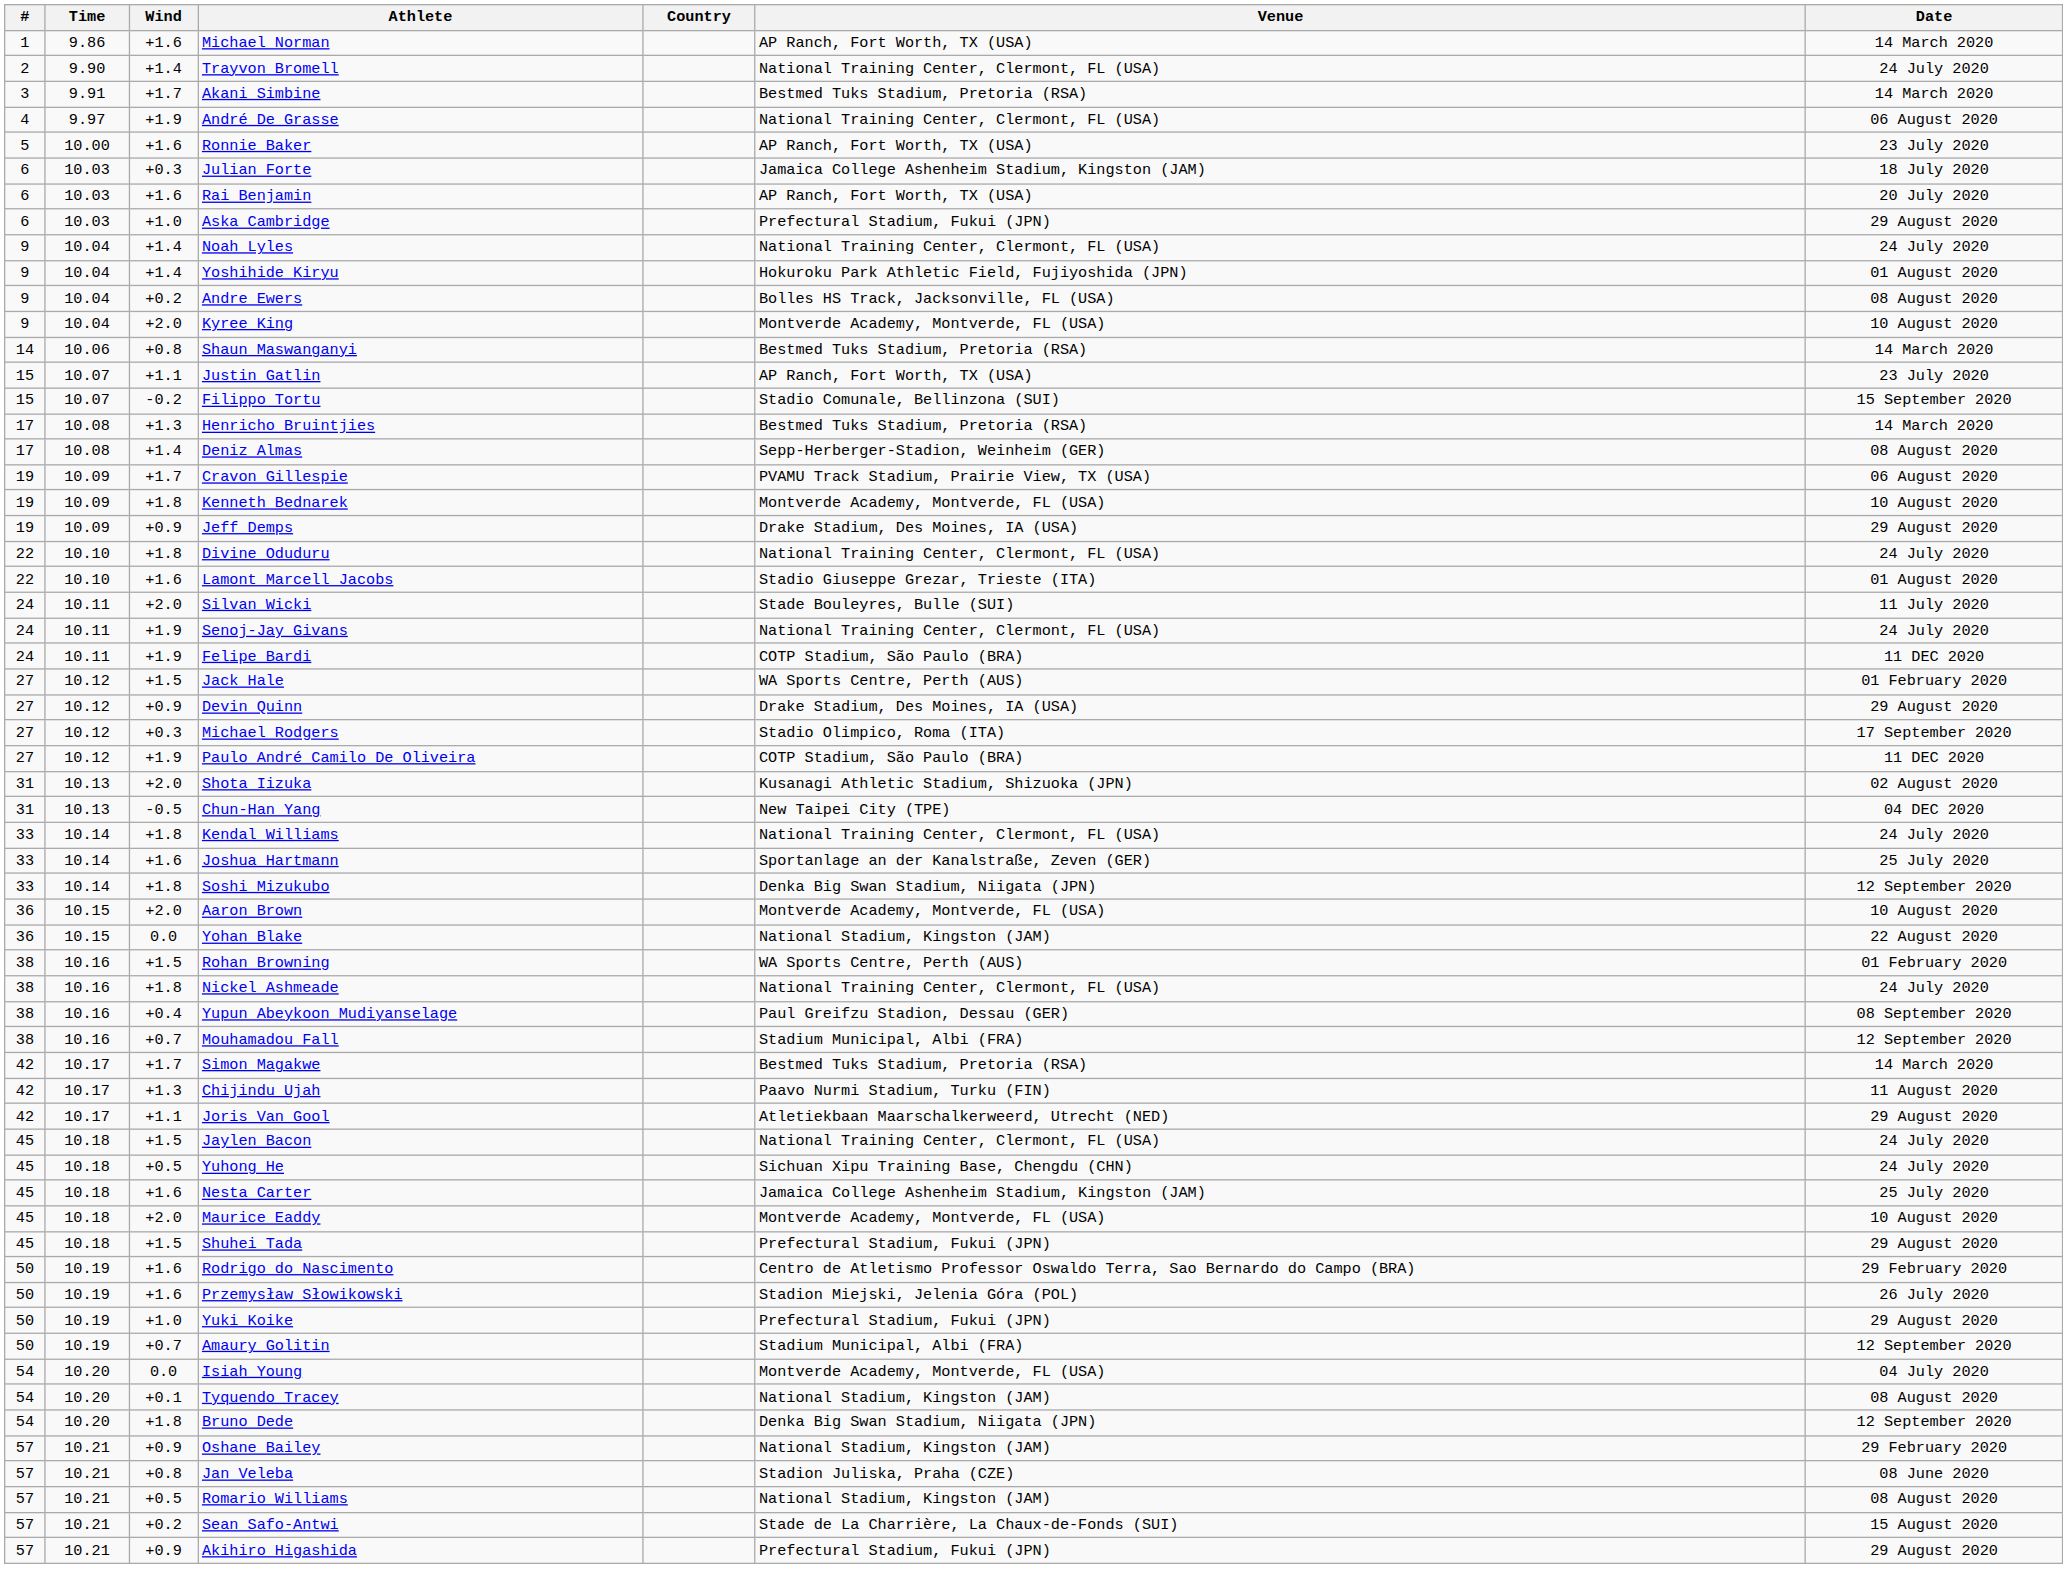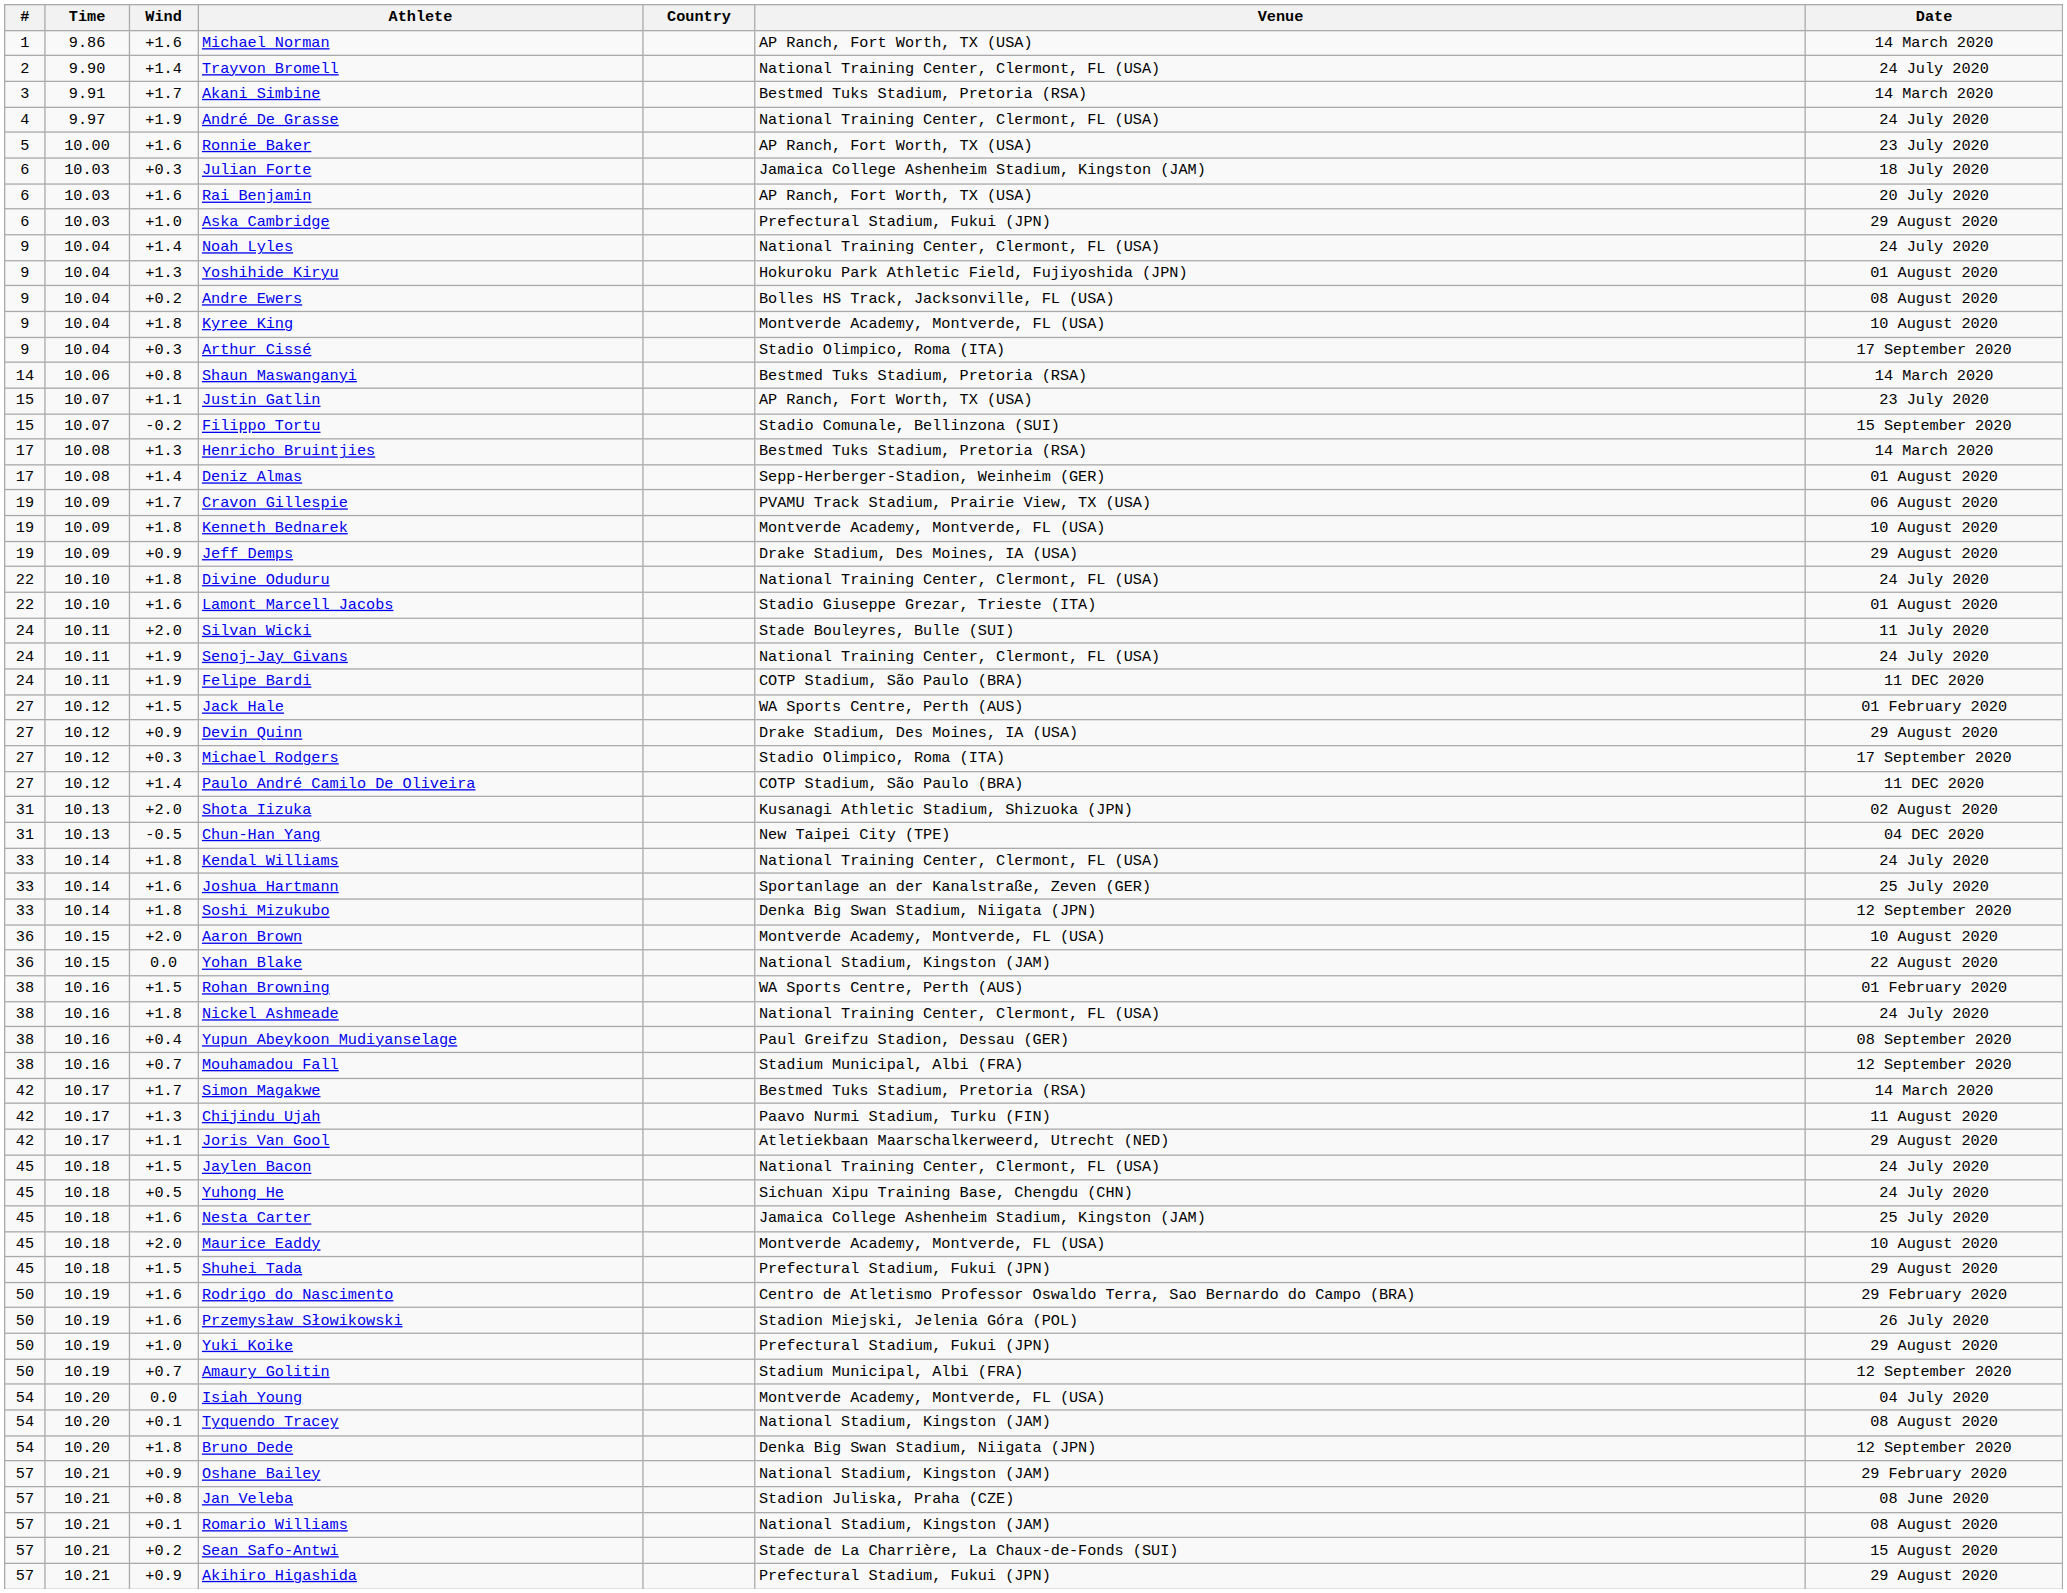(1934, 119) 06 August 2020 -> (1934, 119) 24 July 2020
(164, 273) +1.4 -> (164, 273) +1.3
(164, 324) +2.0 -> (164, 324) +1.8
+ row: (257, 349)
(1934, 452) 08 August 2020 -> (1934, 477) 01 August 2020
(164, 758) +1.9 -> (164, 784) +1.4
(164, 1499) +0.5 -> (164, 1525) +0.1
